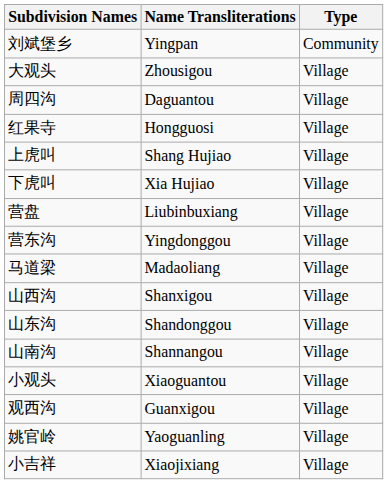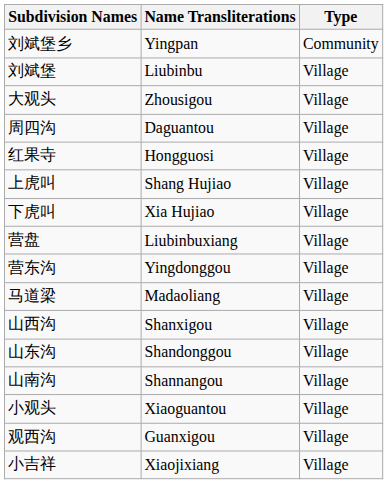+ row: (32, 71)
- row: (32, 436)
